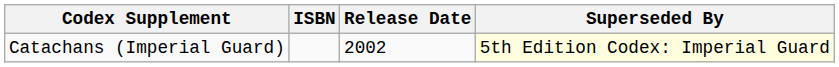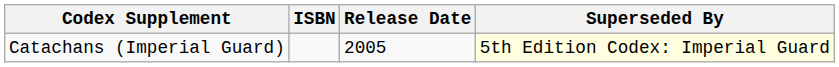(365, 48) 2002 -> (365, 48) 2005
